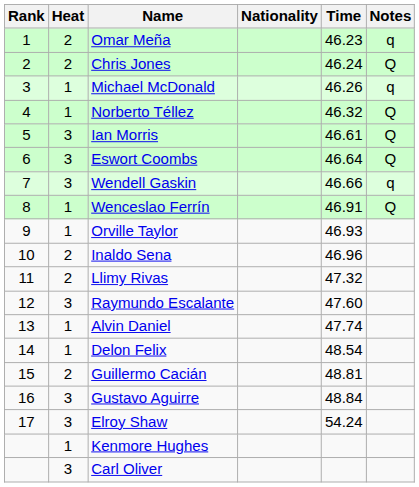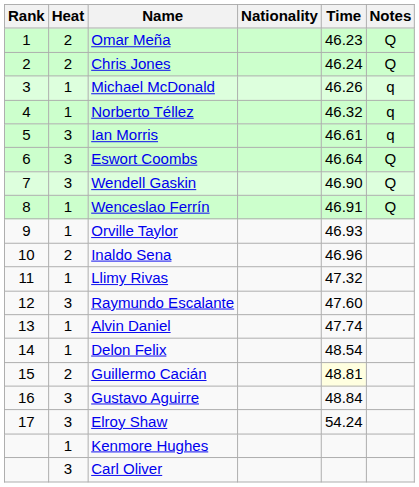(390, 40) q -> (390, 40) Q
(390, 111) Q -> (390, 111) q
(390, 135) Q -> (390, 135) q
(344, 183) 46.66 -> (344, 183) 46.90
(390, 183) q -> (390, 183) Q
(68, 278) 2 -> (68, 278) 1
(344, 374) no background -> (344, 374) lightyellow background
